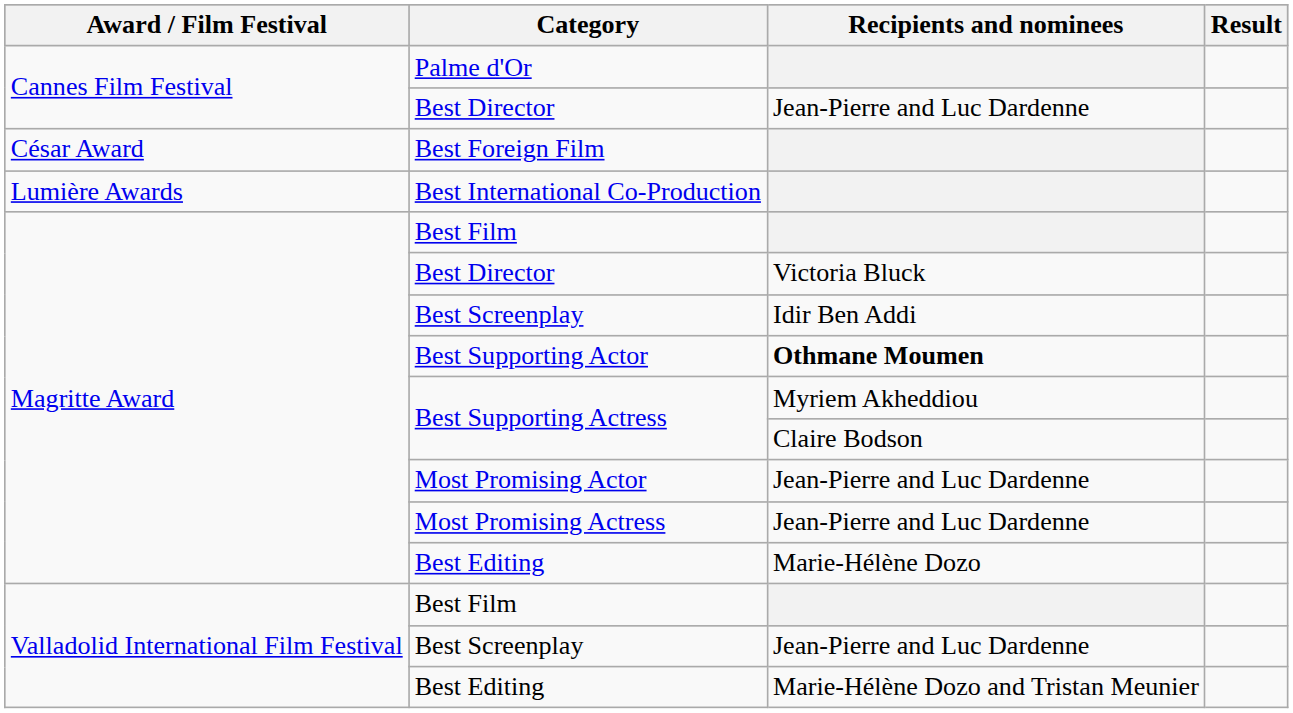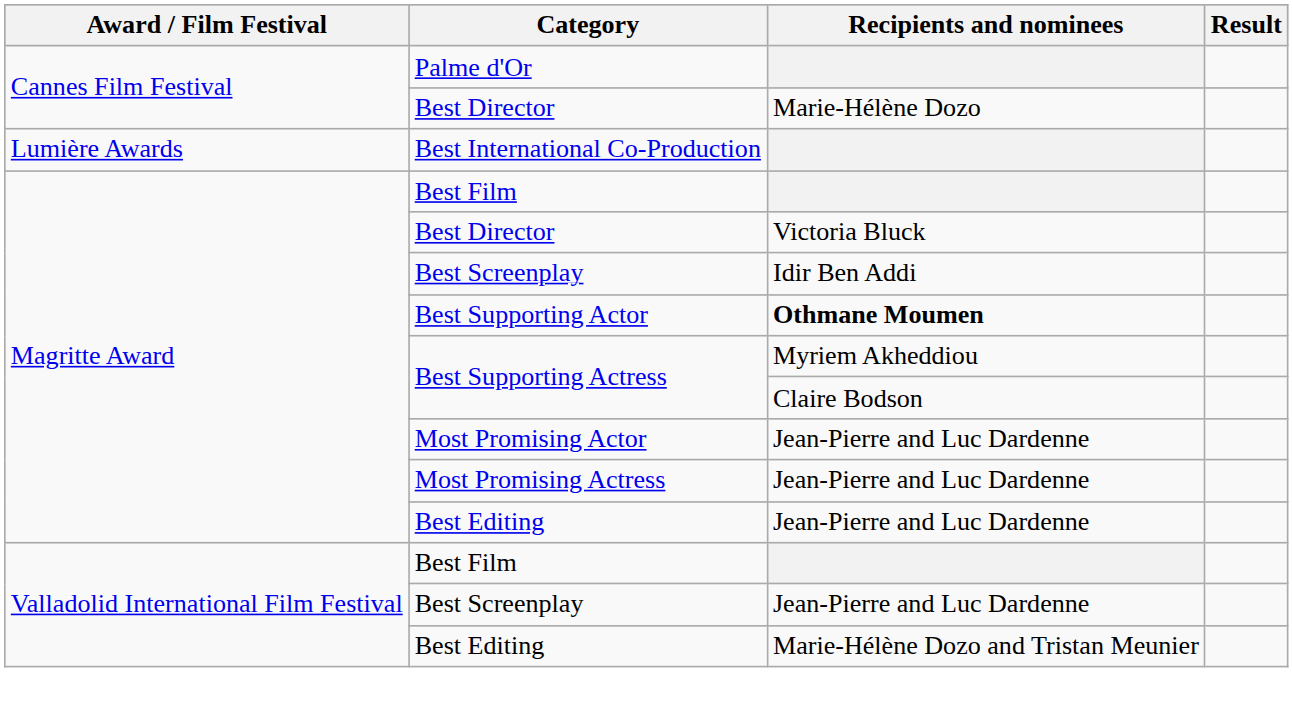(931, 107) Jean-Pierre and Luc Dardenne -> (877, 107) Marie-Hélène Dozo
- row: (77, 149)
(877, 562) Marie-Hélène Dozo -> (931, 521) Jean-Pierre and Luc Dardenne
